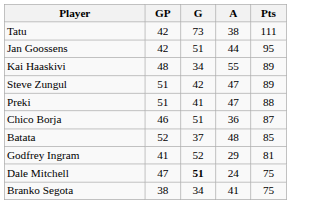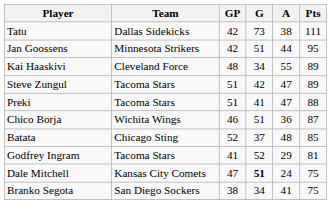+ column: (165, 13)
